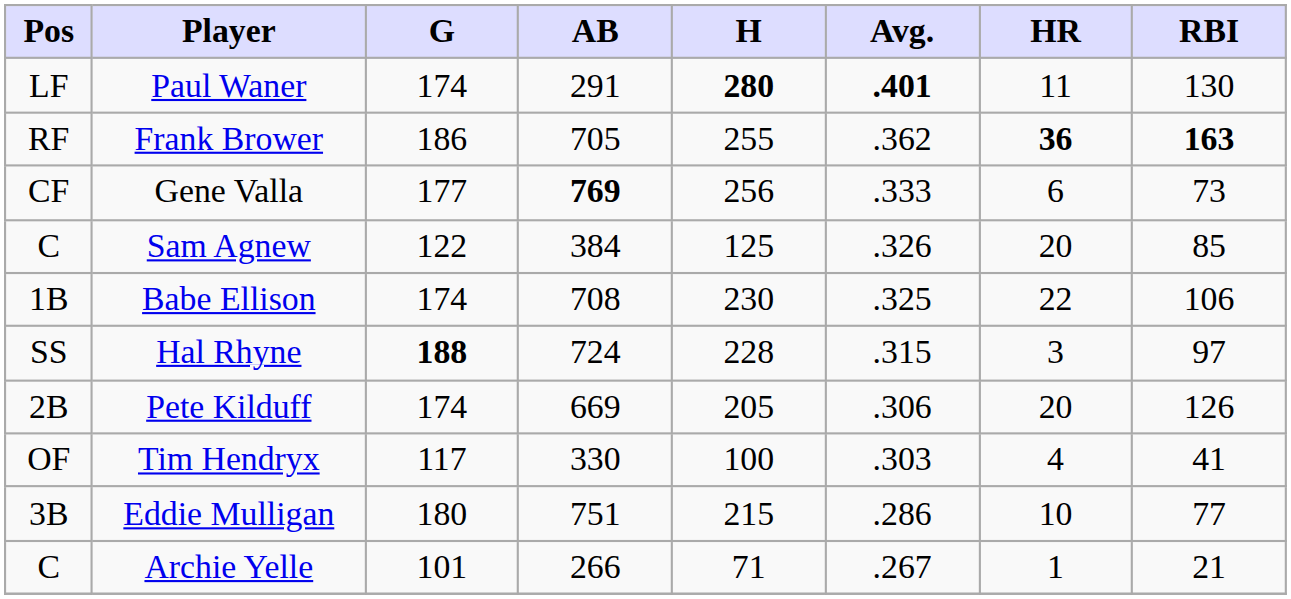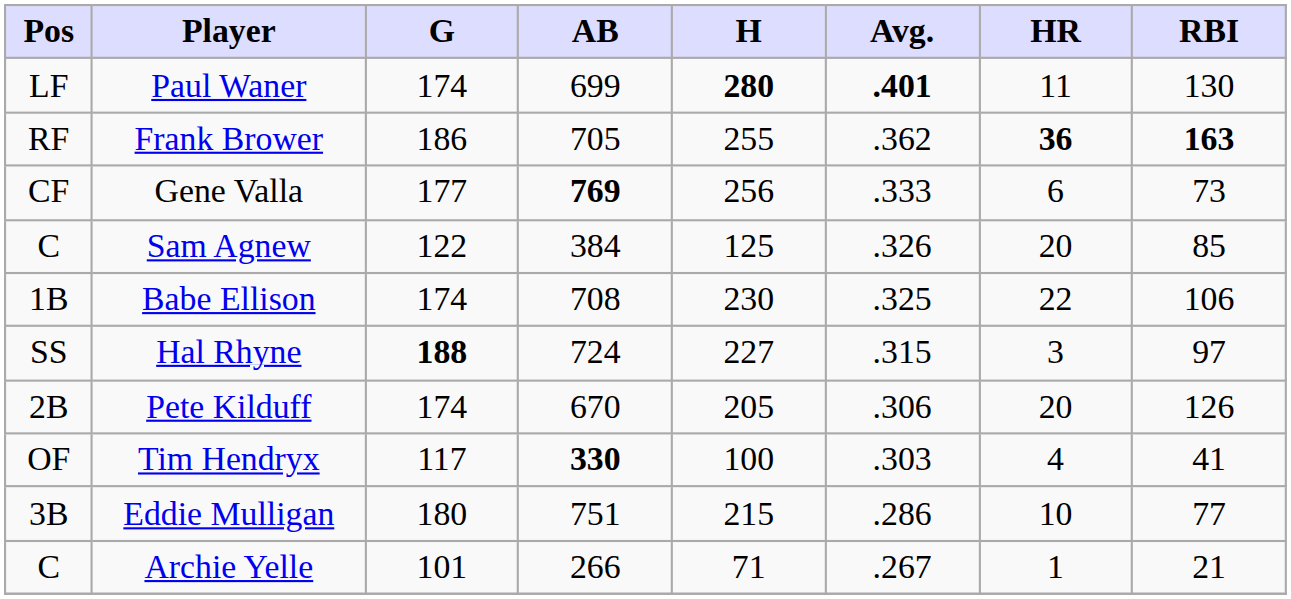(595, 84) 291 -> (595, 84) 699
(749, 352) 228 -> (749, 352) 227
(595, 406) 669 -> (595, 406) 670
(595, 459) normal -> (595, 459) bold
